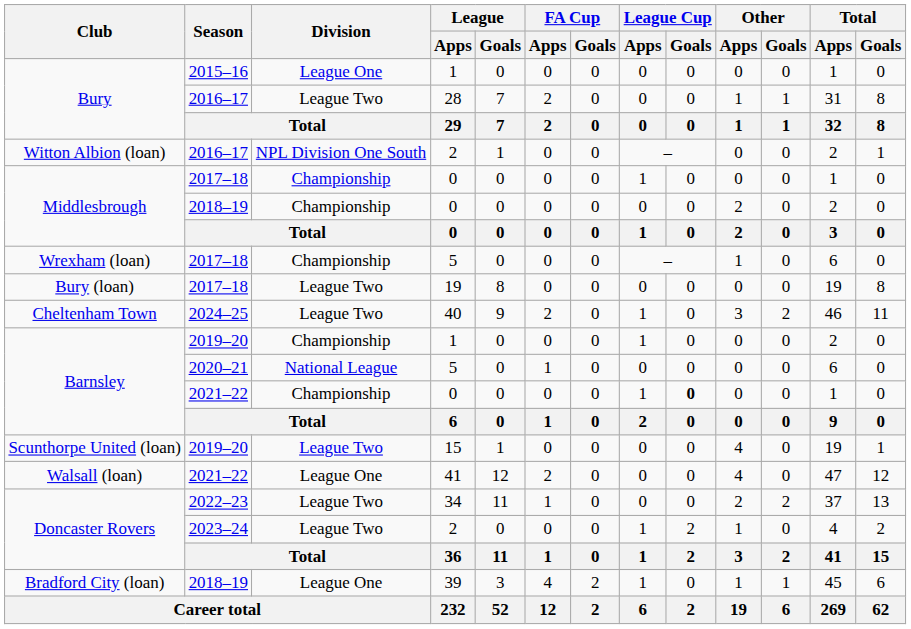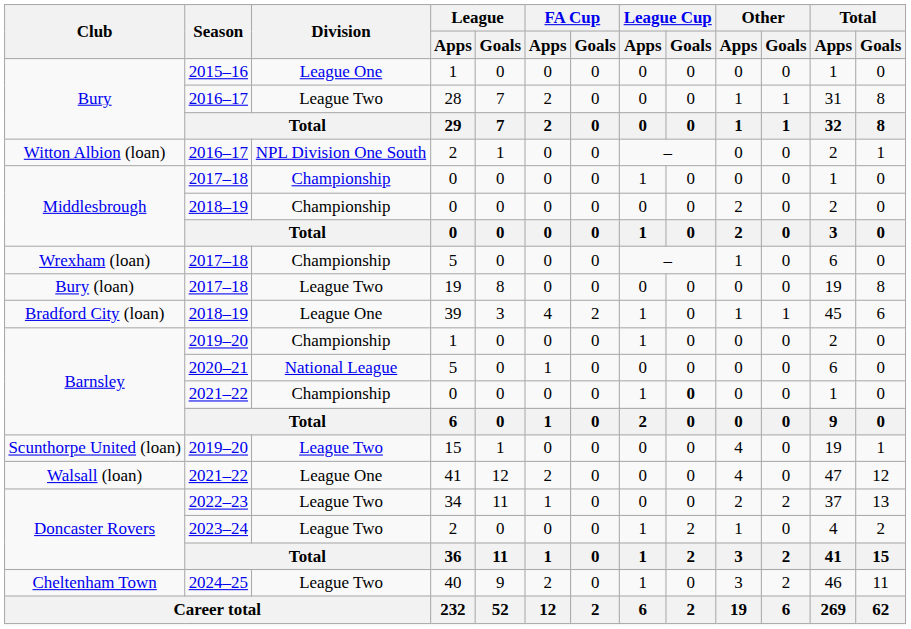rows swapped: (95, 582) <-> (95, 313)
